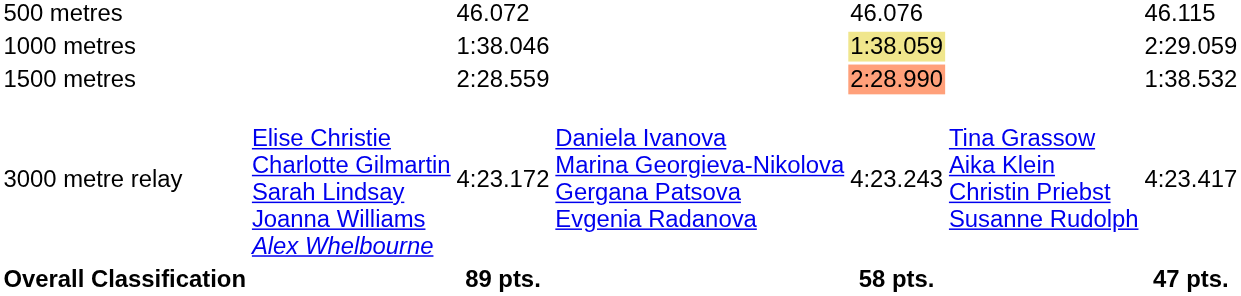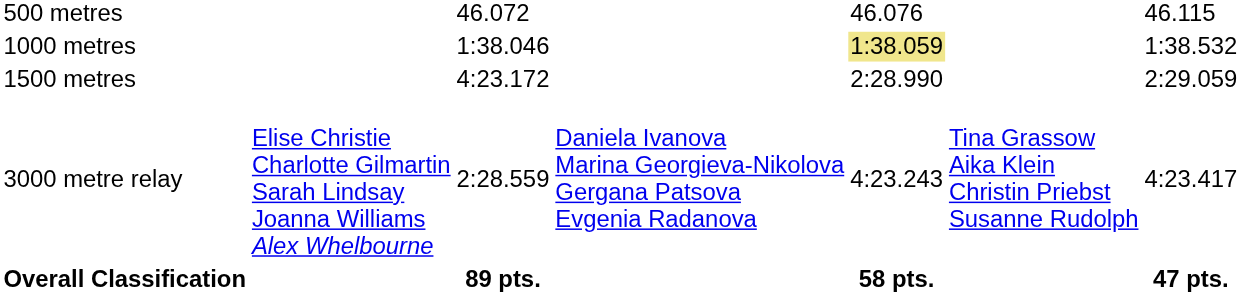(1191, 46) 2:29.059 -> (1191, 46) 1:38.532
(503, 79) 2:28.559 -> (503, 79) 4:23.172
(897, 79) lightsalmon background -> (897, 79) no background
(1191, 79) 1:38.532 -> (1191, 79) 2:29.059
(503, 179) 4:23.172 -> (503, 179) 2:28.559
